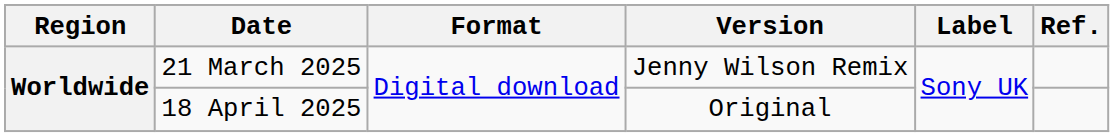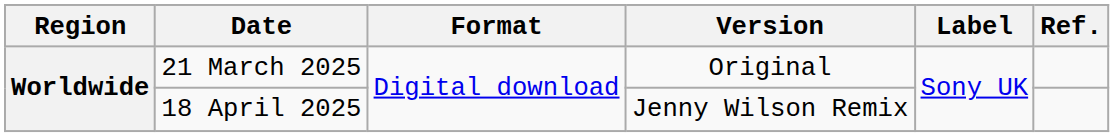(770, 68) Jenny Wilson Remix -> (770, 68) Original
(770, 109) Original -> (770, 109) Jenny Wilson Remix
